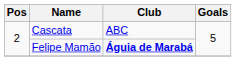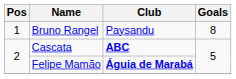+ row: (65, 30)
(117, 30) normal -> (118, 47) bold
